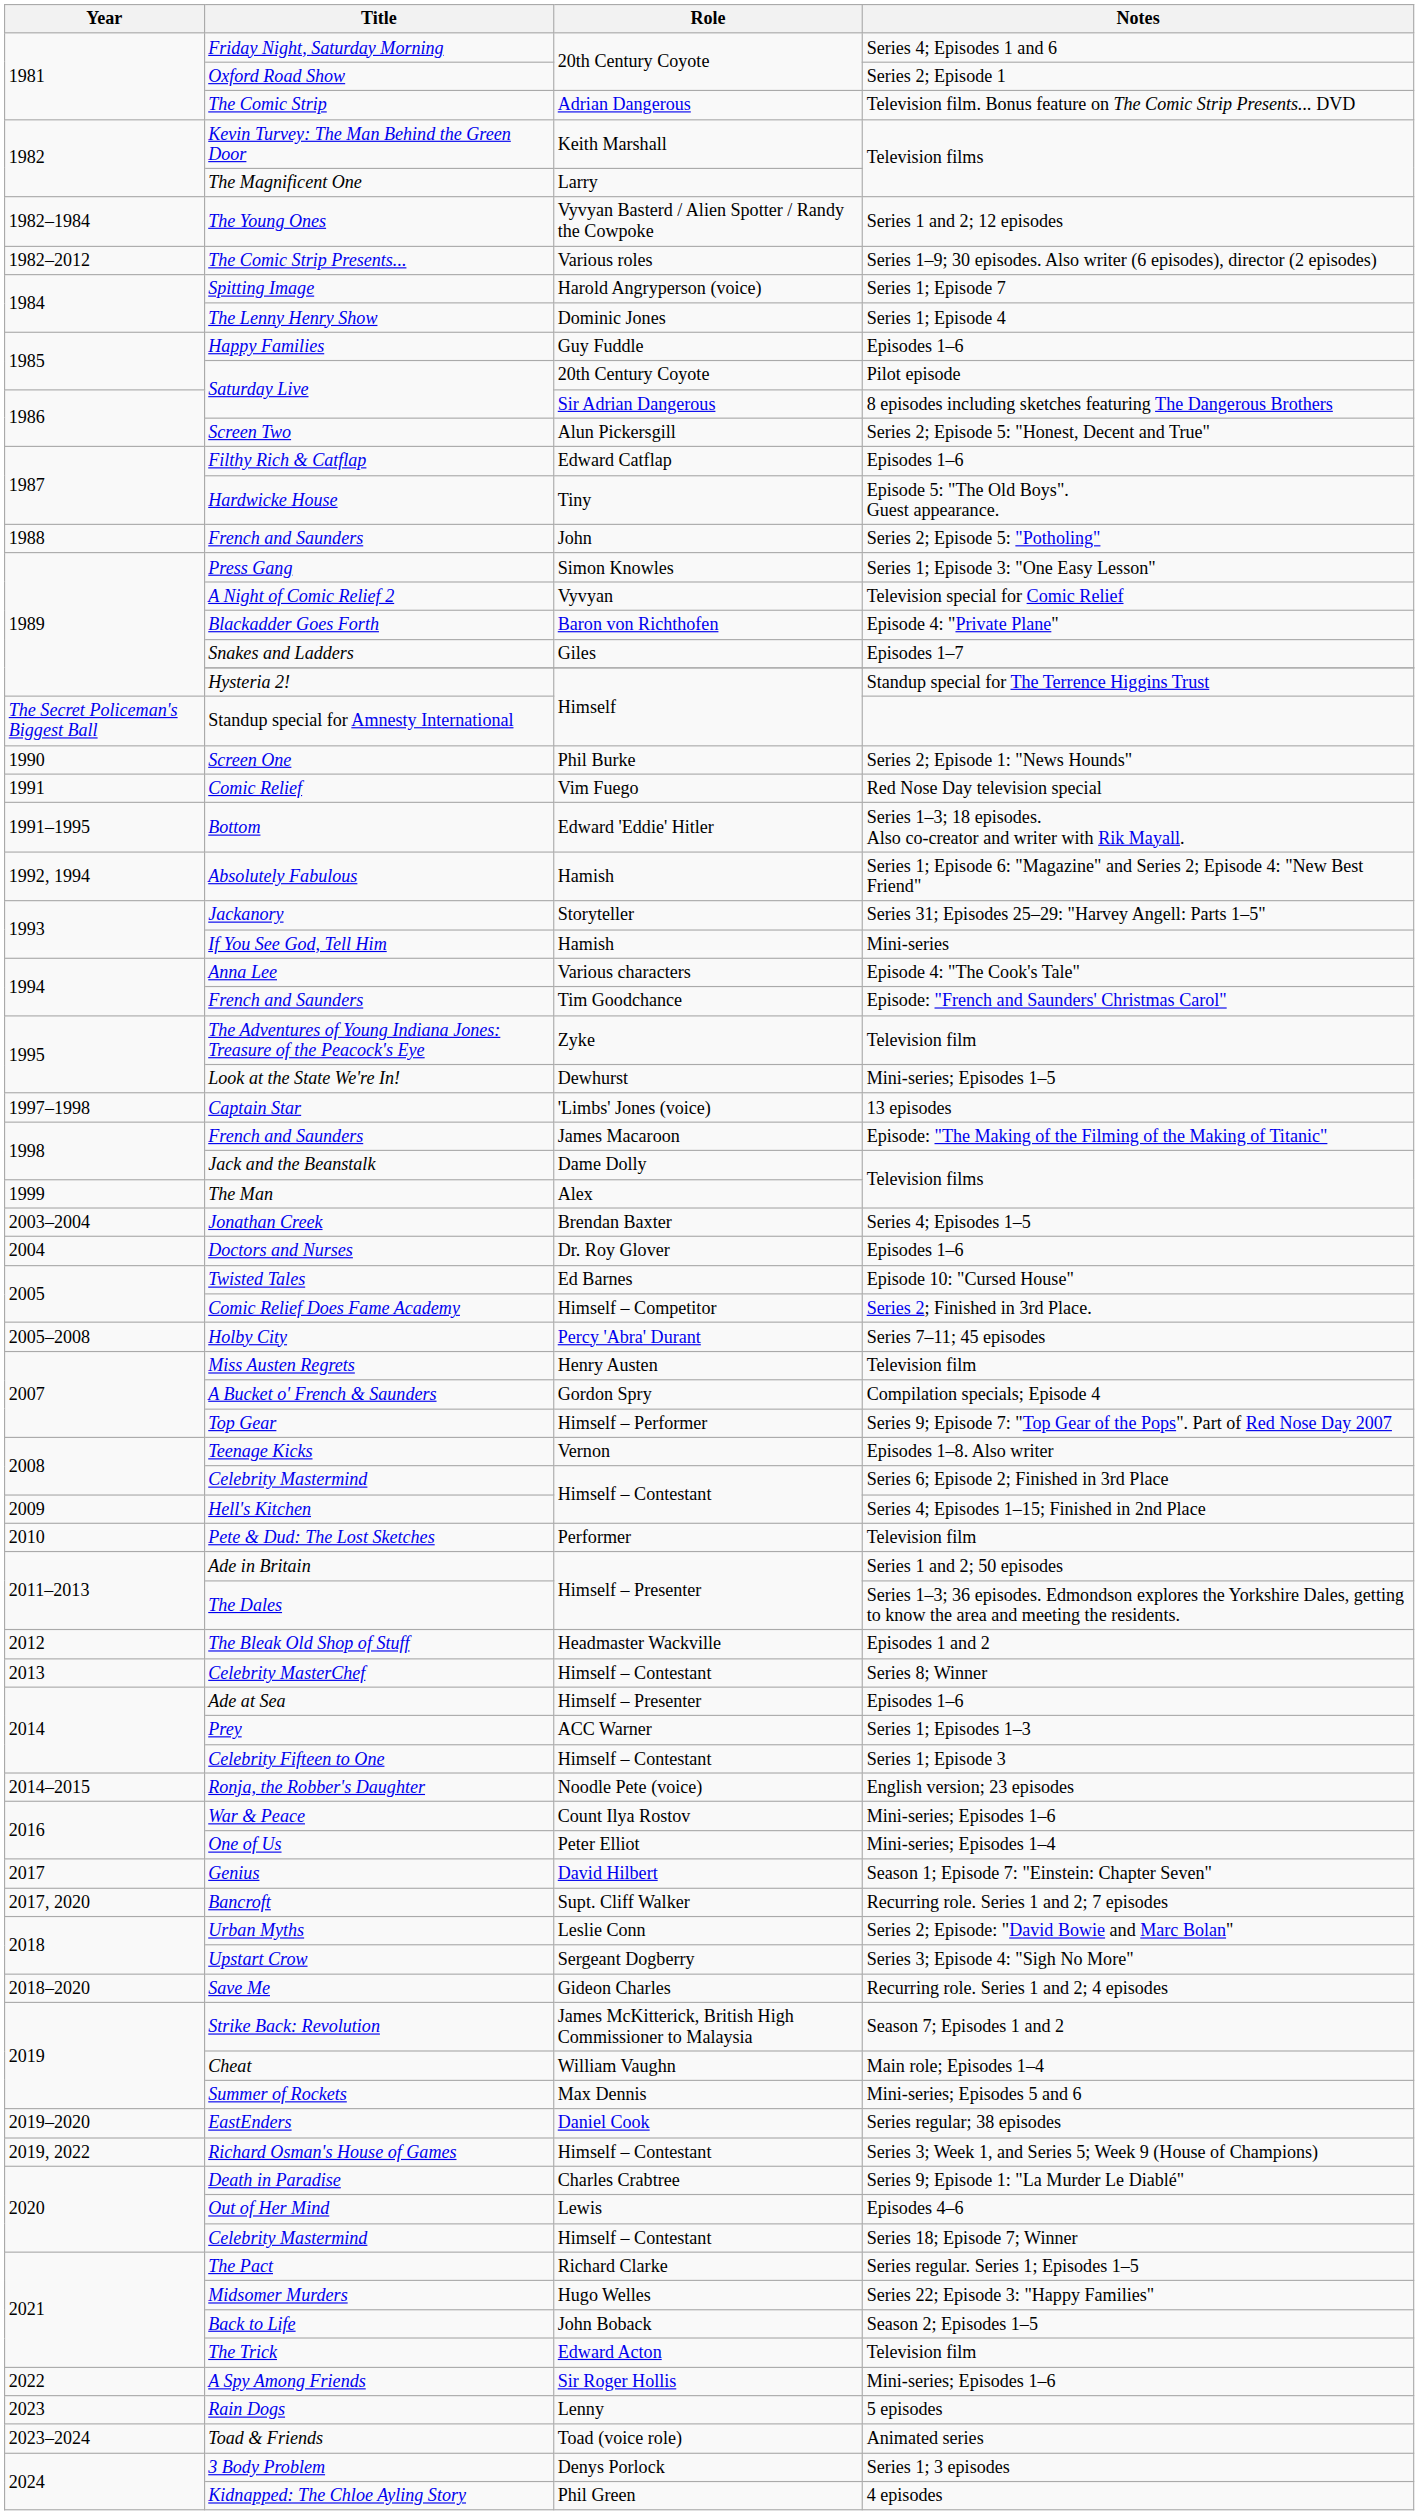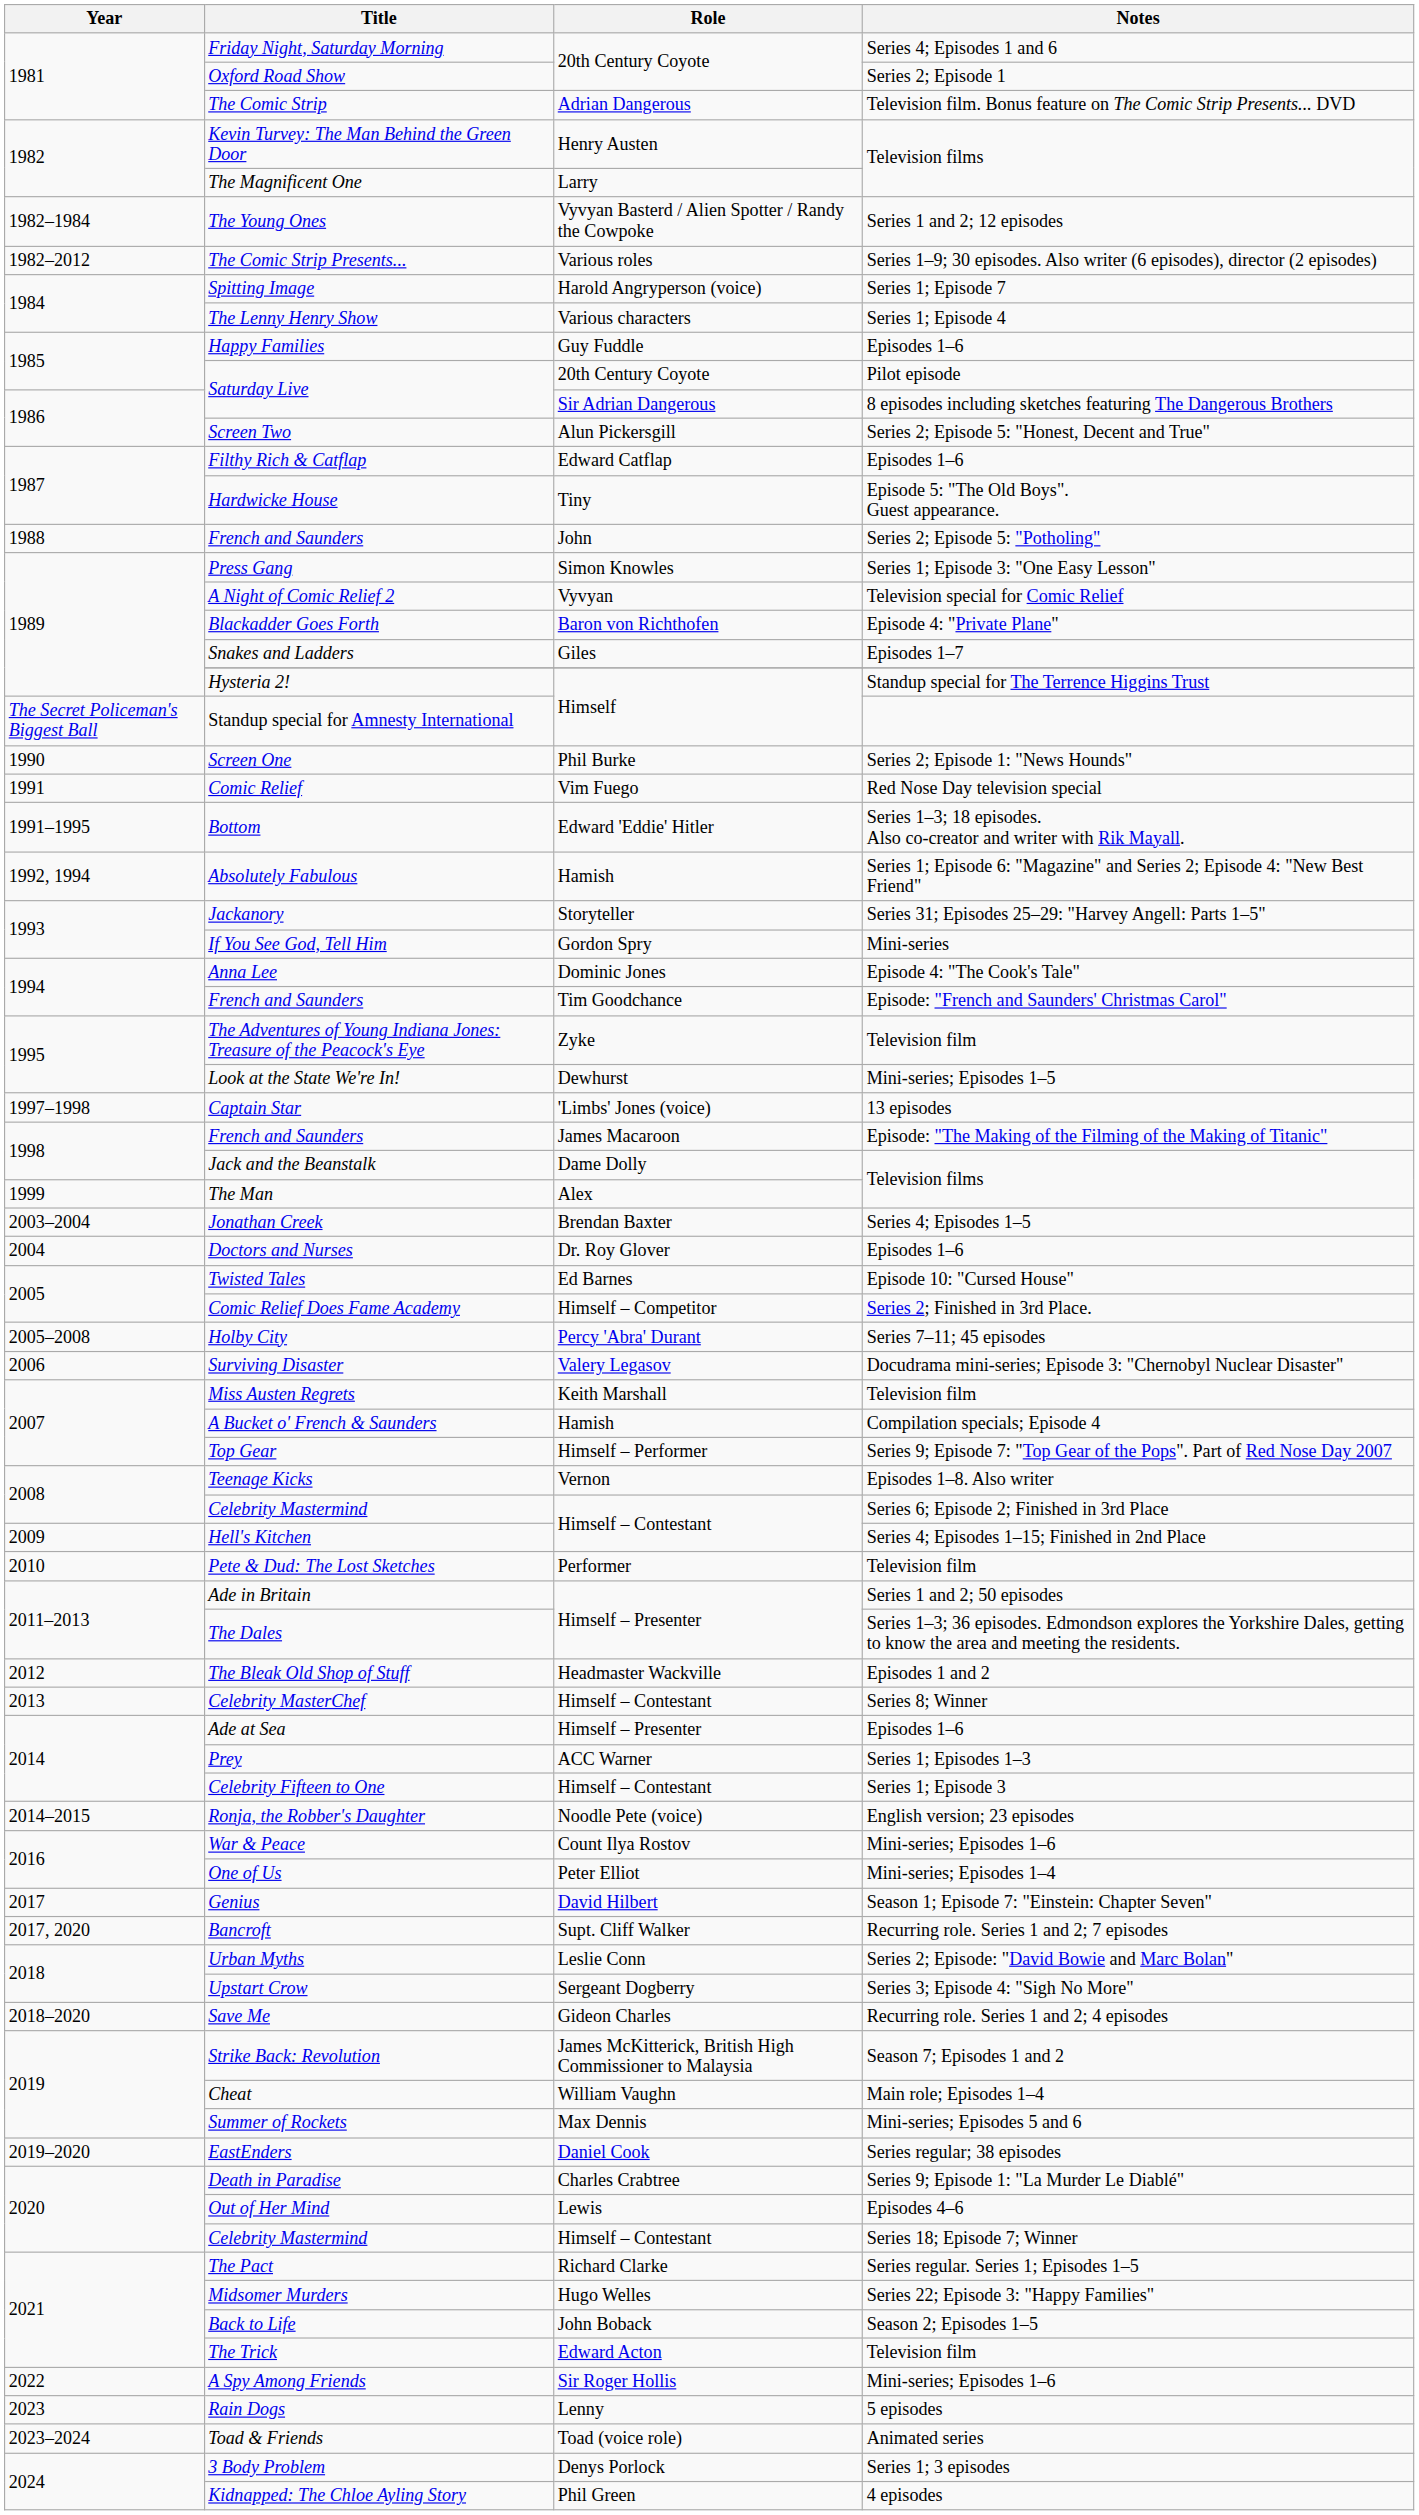(612, 143) Keith Marshall -> (608, 143) Henry Austen
(612, 317) Dominic Jones -> (624, 317) Various characters
(586, 943) Hamish -> (605, 943) Gordon Spry
(624, 972) Various characters -> (612, 972) Dominic Jones
+ row: (276, 1365)
(608, 1365) Henry Austen -> (612, 1394) Keith Marshall
(605, 1394) Gordon Spry -> (586, 1422) Hamish
- row: (332, 2151)
